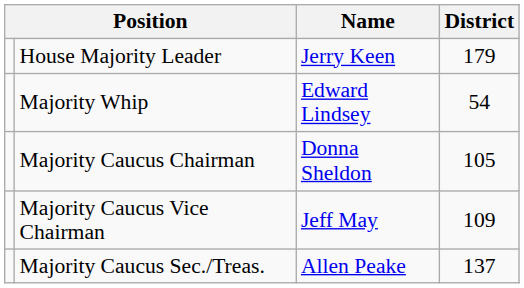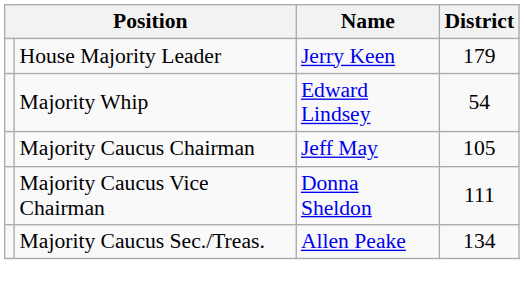(336, 160) Donna Sheldon -> (339, 148) Jeff May
(339, 219) Jeff May -> (336, 195) Donna Sheldon
(479, 219) 109 -> (479, 195) 111
(479, 265) 137 -> (479, 241) 134
